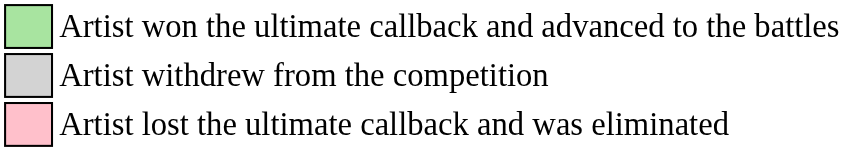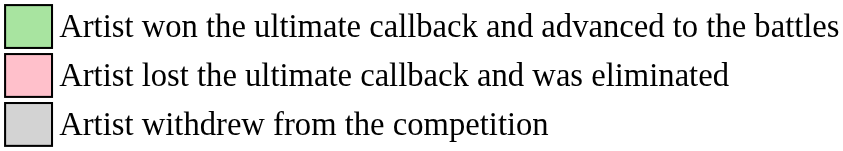rows swapped: (394, 123) <-> (304, 74)
